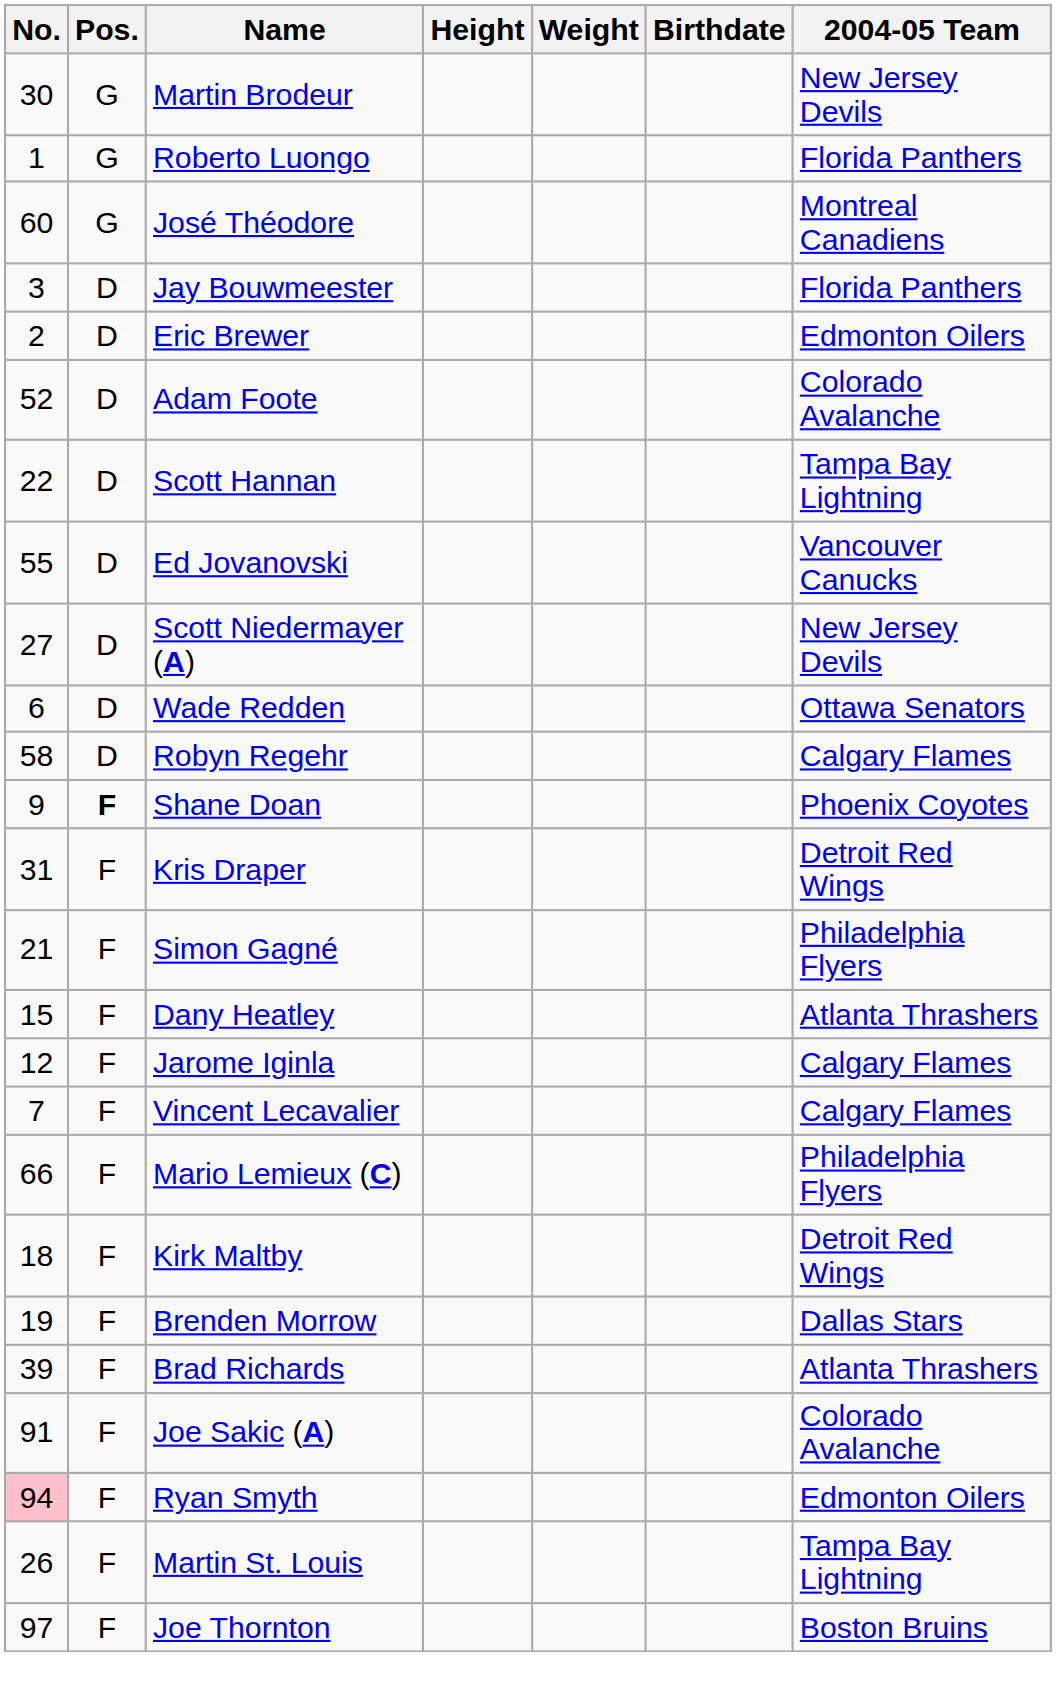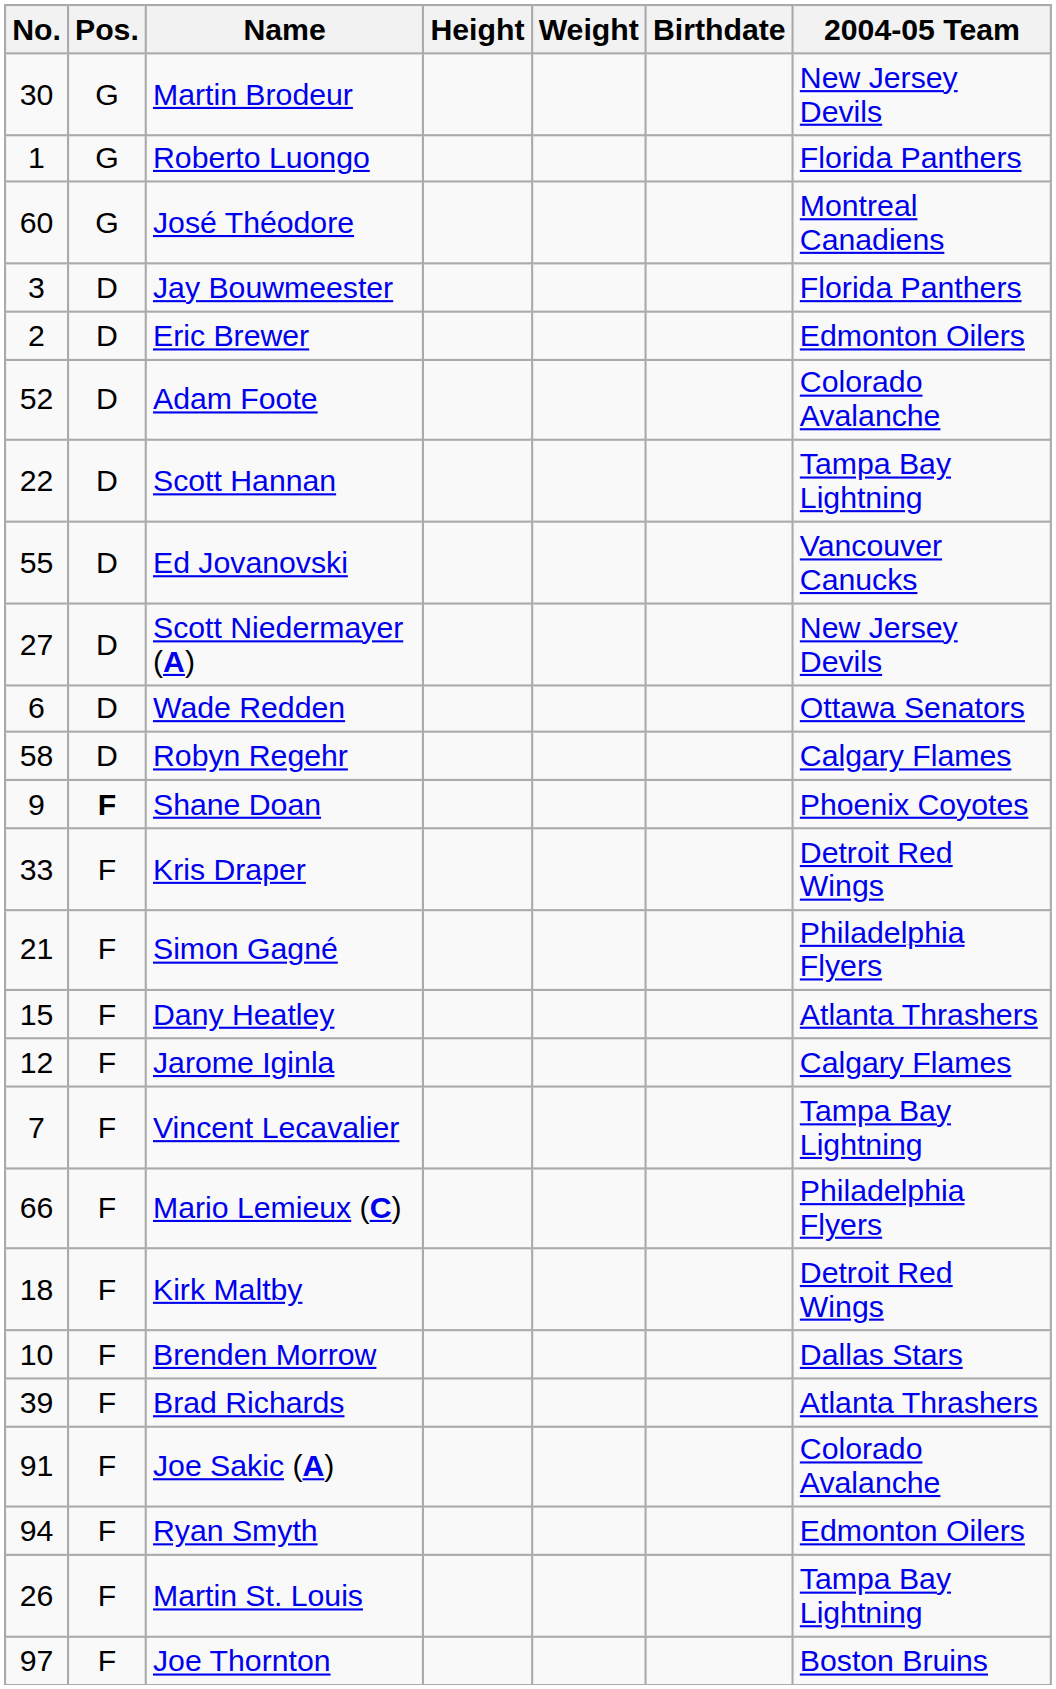(36, 869) 31 -> (36, 869) 33
(906, 1110) Calgary Flames -> (875, 1127) Tampa Bay Lightning
(36, 1321) 19 -> (36, 1354) 10
(36, 1498) pink background -> (36, 1531) no background
